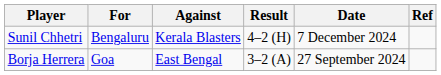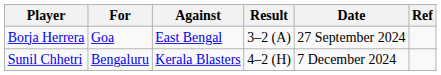rows swapped: (46, 59) <-> (45, 37)
